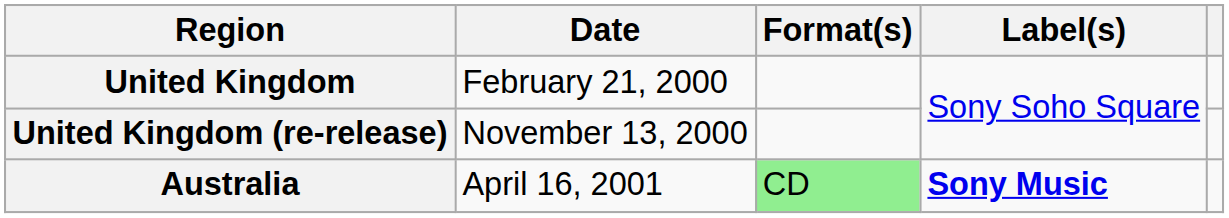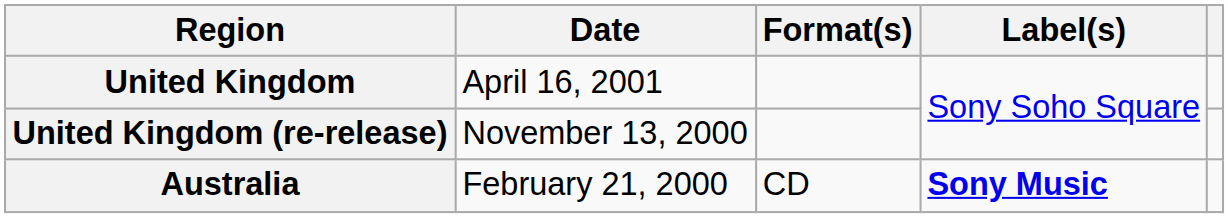(595, 81) February 21, 2000 -> (563, 81) April 16, 2001
(563, 184) April 16, 2001 -> (595, 184) February 21, 2000
(786, 184) lightgreen background -> (786, 184) no background
